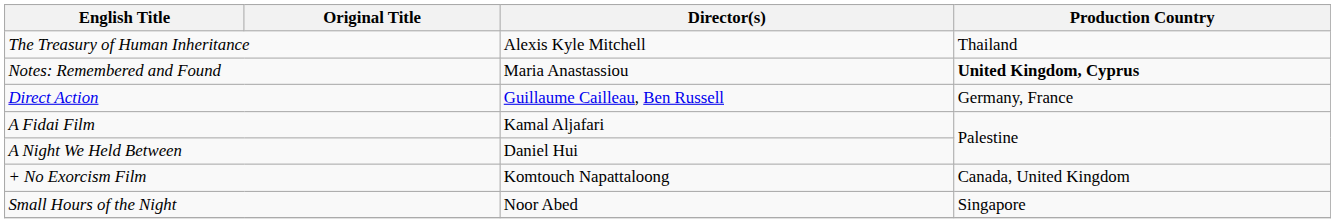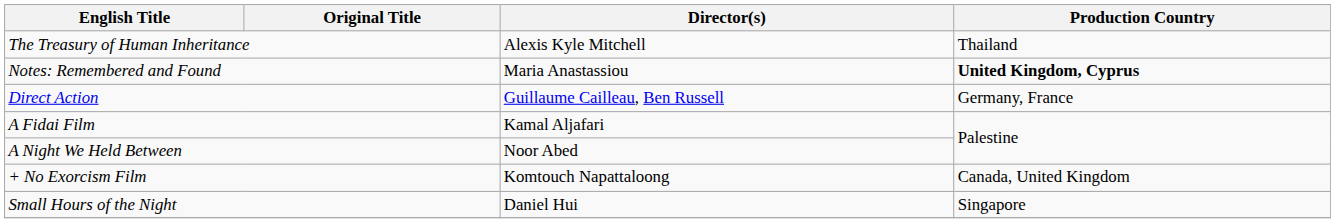(541, 151) Daniel Hui -> (541, 151) Noor Abed
(541, 204) Noor Abed -> (541, 204) Daniel Hui
